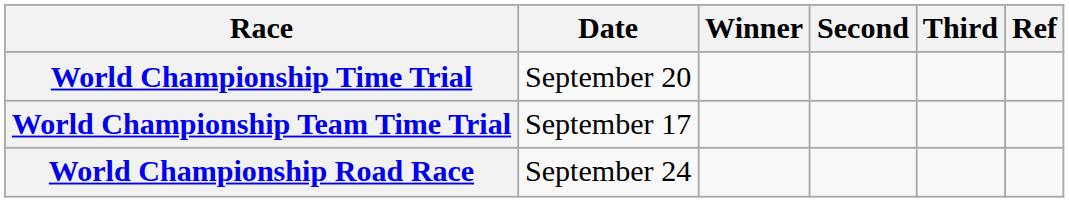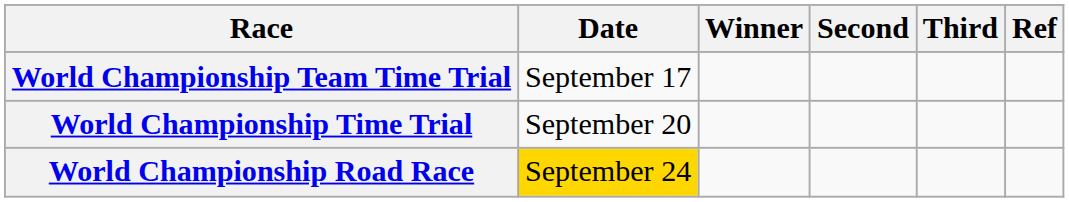rows swapped: (262, 123) <-> (262, 76)
(608, 171) no background -> (608, 171) gold background
